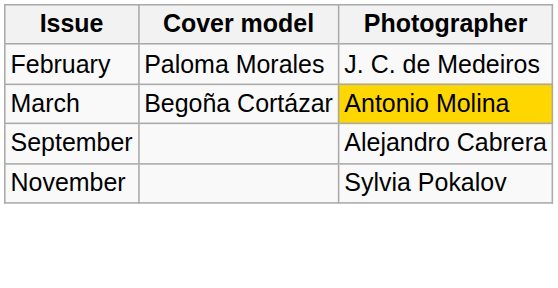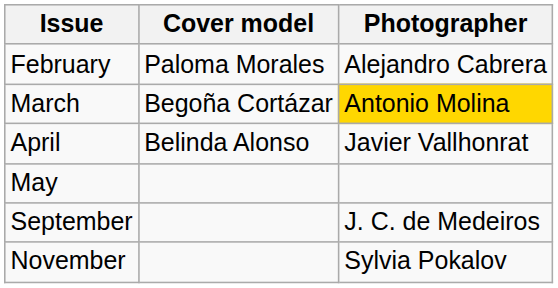(442, 63) J. C. de Medeiros -> (446, 63) Alejandro Cabrera
+ row: (36, 143)
+ row: (34, 182)
(446, 143) Alejandro Cabrera -> (442, 222) J. C. de Medeiros
